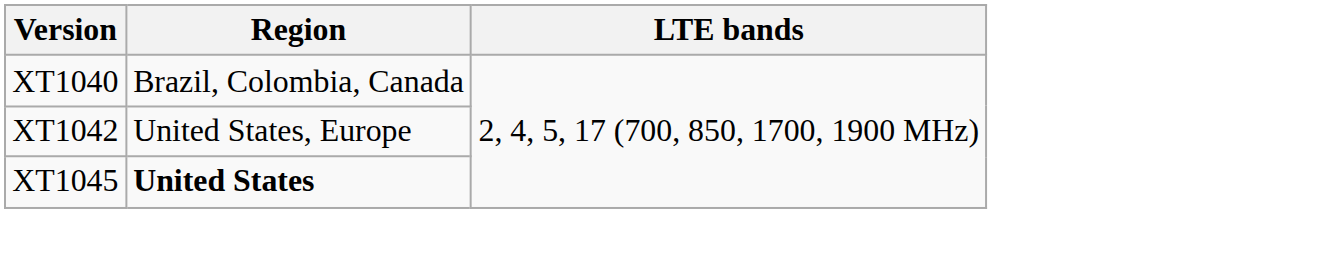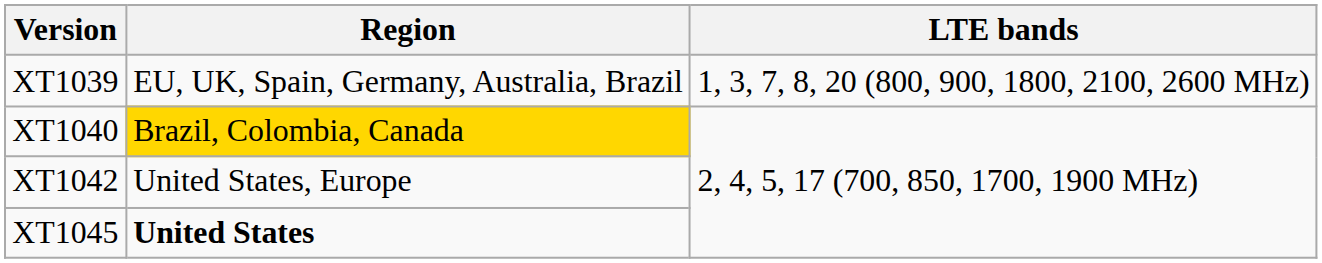+ row: (65, 80)
(298, 80) no background -> (298, 130) gold background
